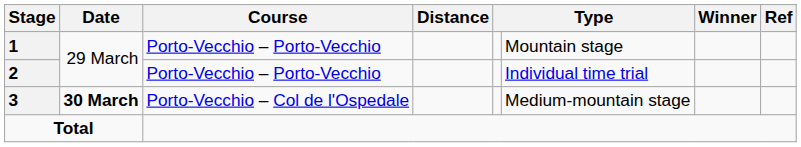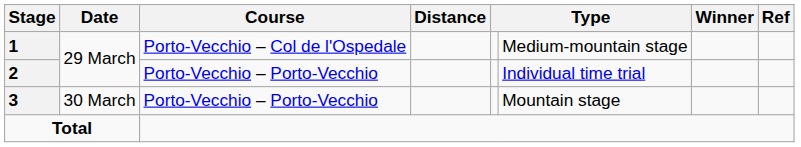(264, 45) Porto-Vecchio – Porto-Vecchio -> (275, 45) Porto-Vecchio – Col de l'Ospedale
(564, 45) Mountain stage -> (595, 45) Medium-mountain stage
(101, 100) bold -> (100, 100) normal
(278, 100) Porto-Vecchio – Col de l'Ospedale -> (261, 100) Porto-Vecchio – Porto-Vecchio
(598, 100) Medium-mountain stage -> (561, 100) Mountain stage
